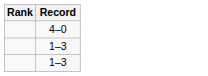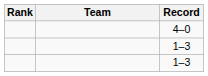+ column: (97, 12)
